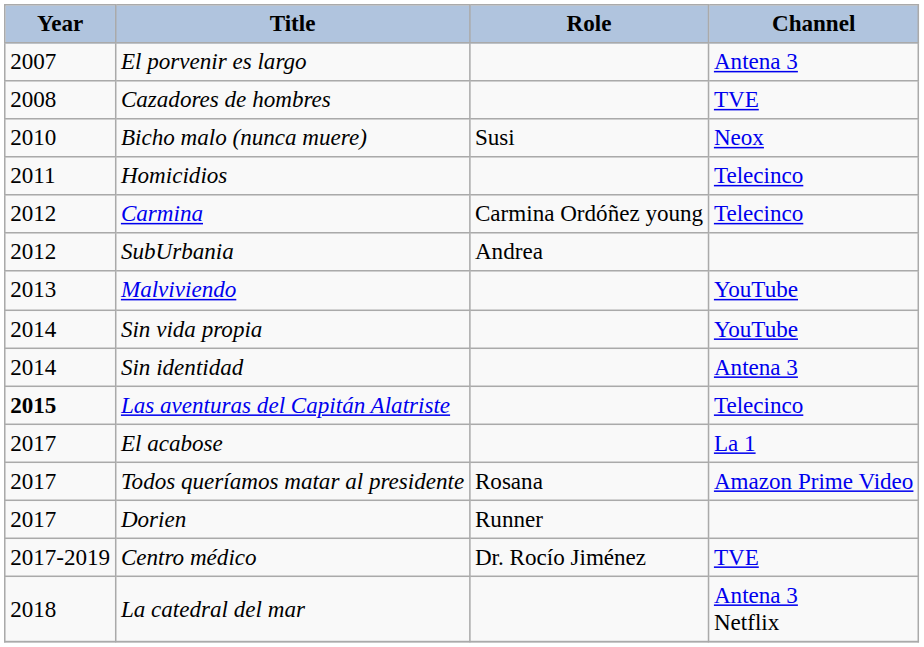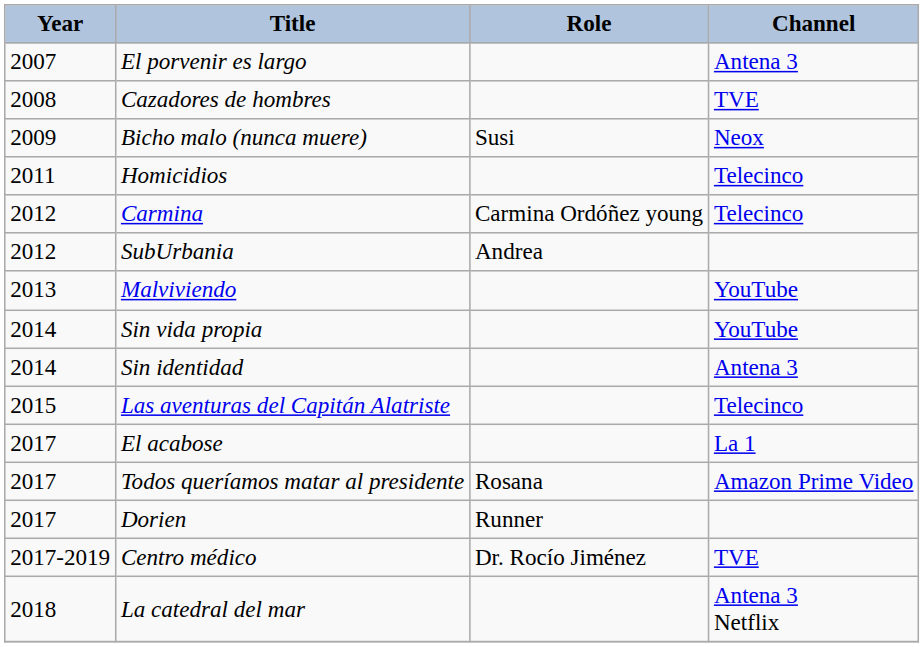(33, 138) 2010 -> (33, 138) 2009
(33, 404) bold -> (33, 404) normal
